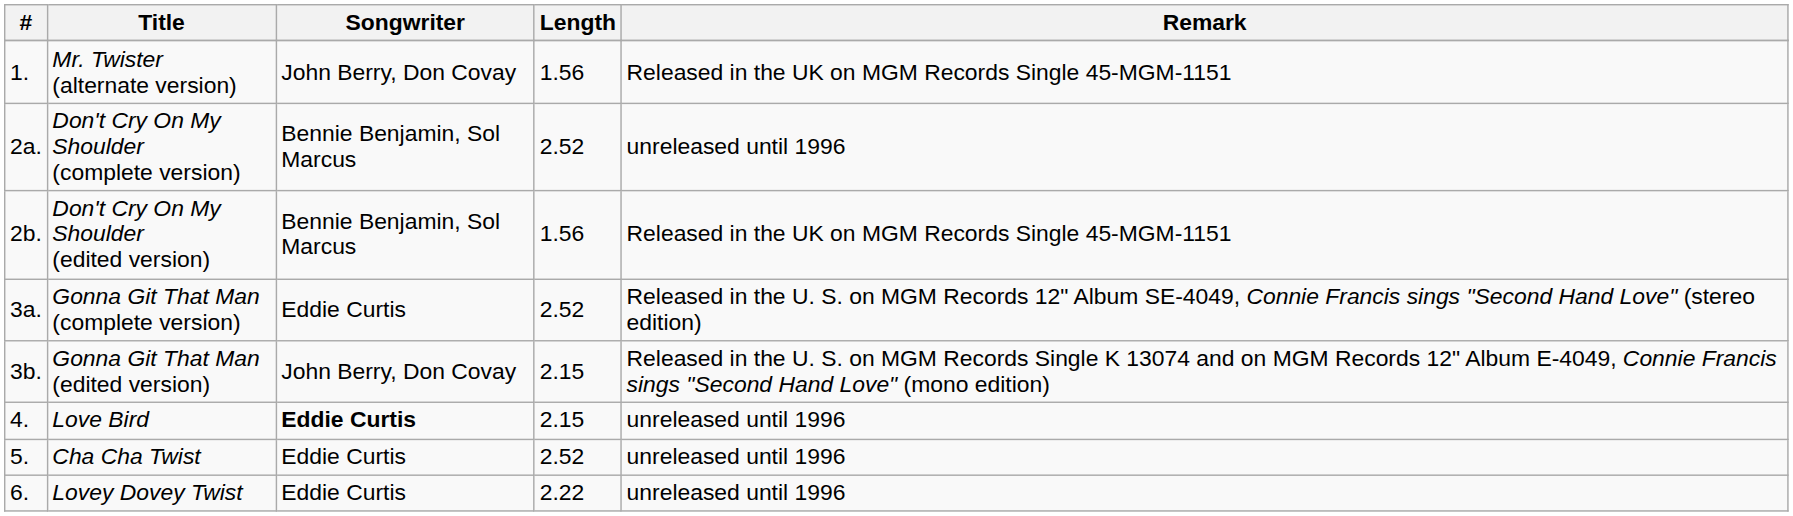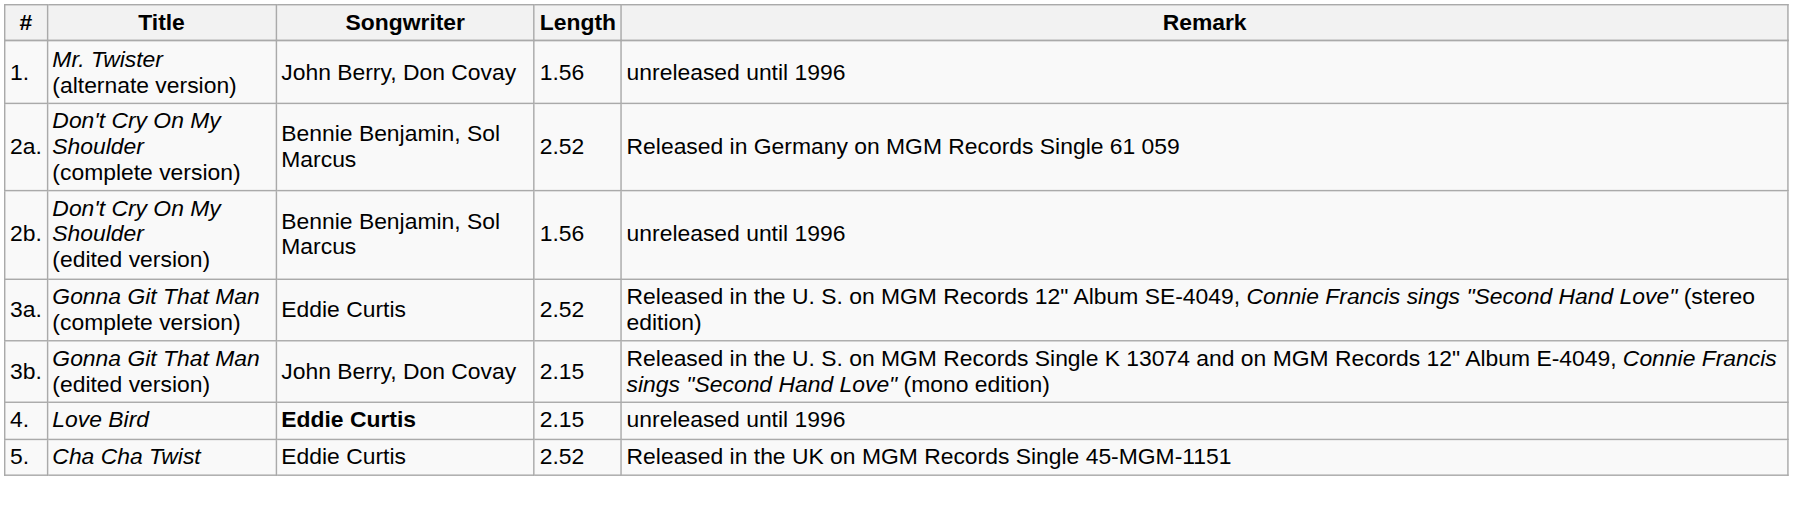(929, 71) Released in the UK on MGM Records Single 45-MGM-1151 -> (736, 71) unreleased until 1996
(736, 146) unreleased until 1996 -> (903, 146) Released in Germany on MGM Records Single 61 059
(929, 234) Released in the UK on MGM Records Single 45-MGM-1151 -> (736, 234) unreleased until 1996
(736, 456) unreleased until 1996 -> (929, 456) Released in the UK on MGM Records Single 45-MGM-1151
- row: (148, 493)
